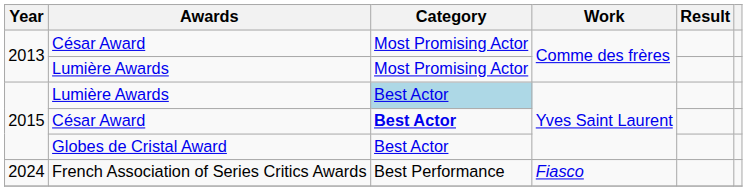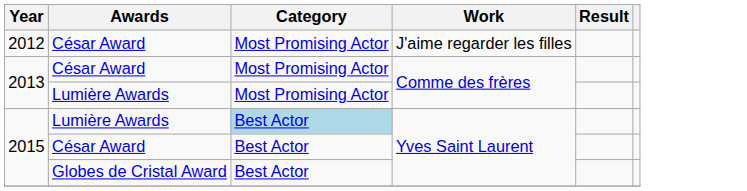+ row: (26, 43)
(415, 120) bold -> (272, 146) normal
- row: (26, 172)
